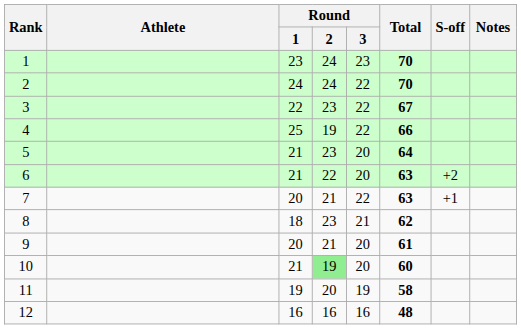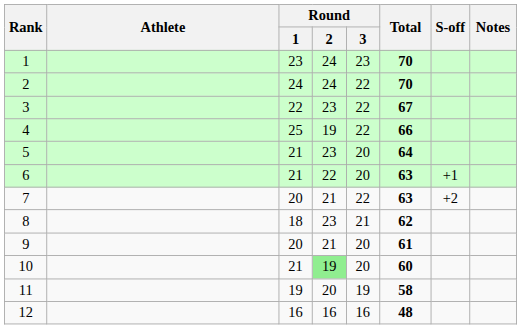(450, 175) +2 -> (450, 175) +1
(450, 198) +1 -> (450, 198) +2
